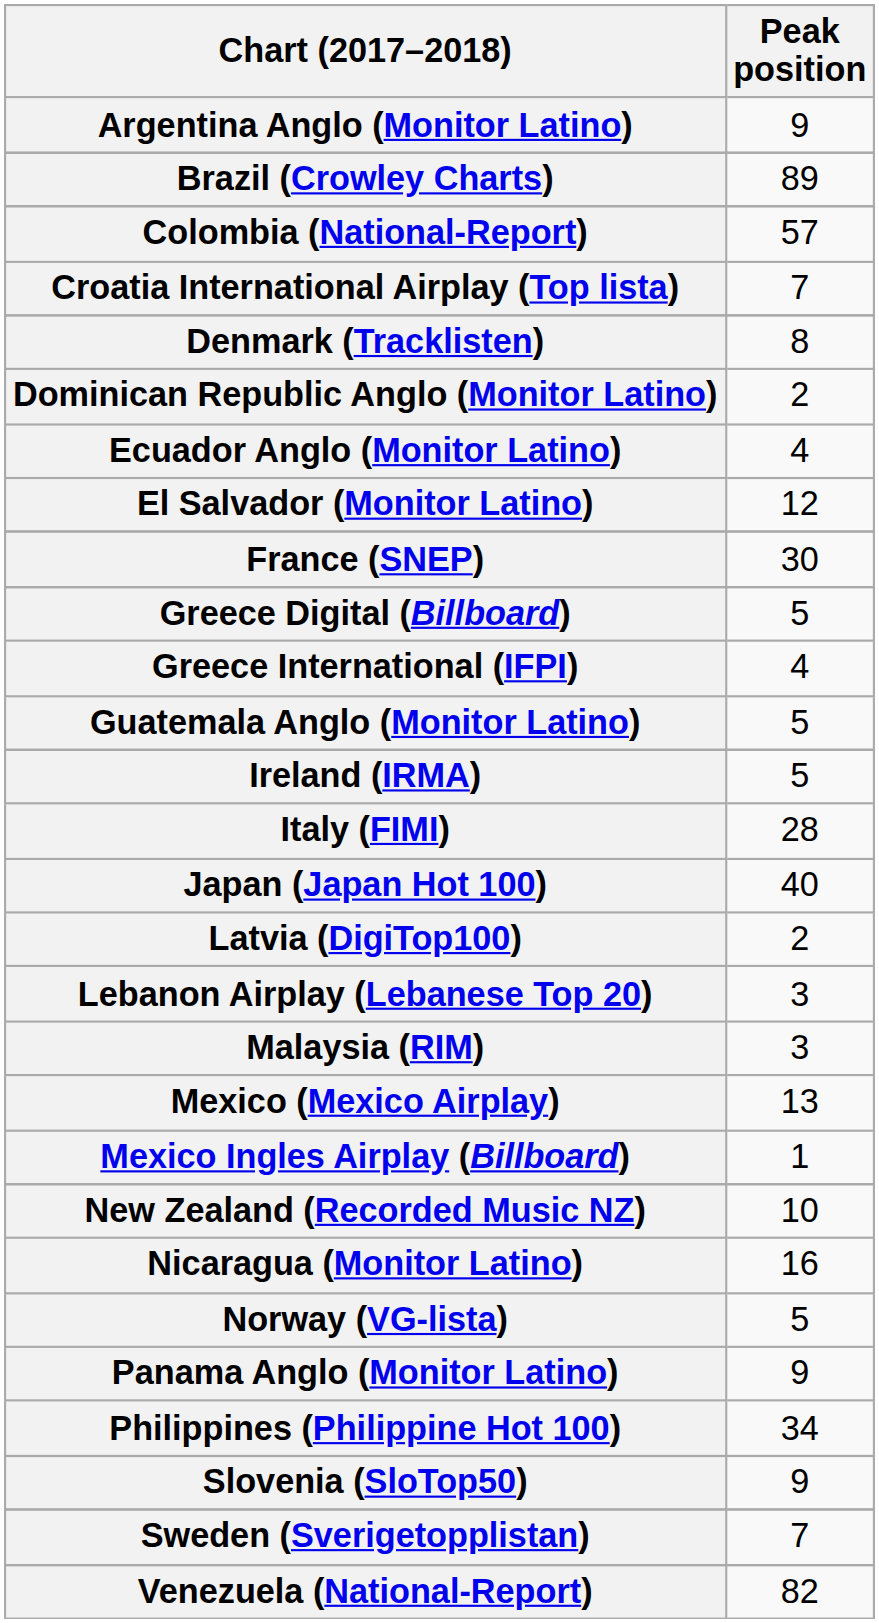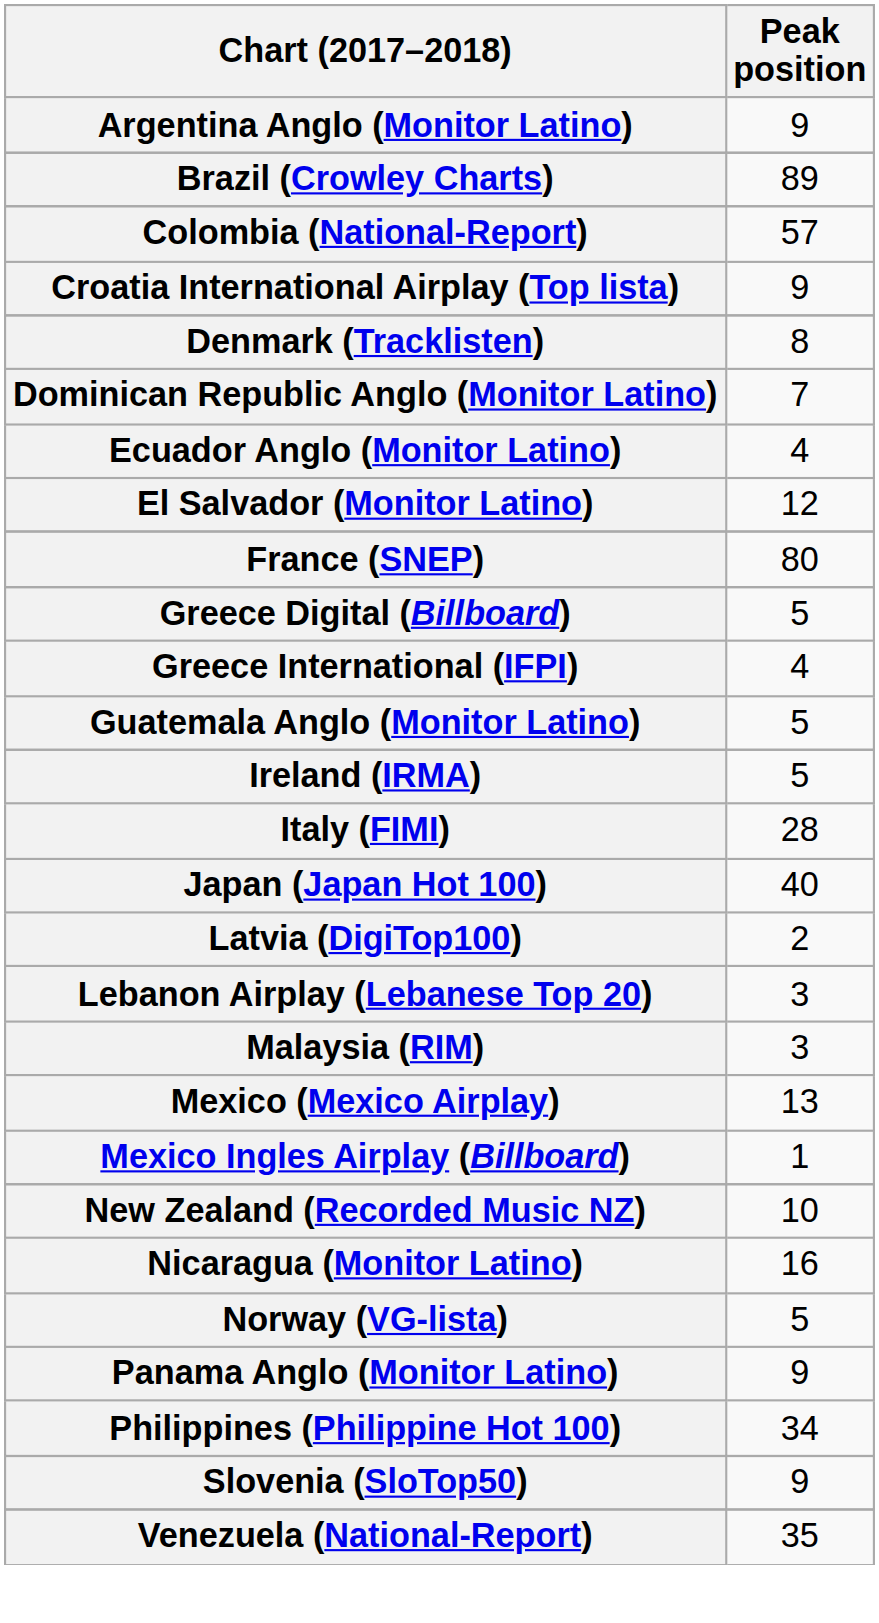(800, 287) 7 -> (800, 287) 9
(800, 395) 2 -> (800, 395) 7
(800, 558) 30 -> (800, 558) 80
- row: (365, 1536)
(800, 1590) 82 -> (800, 1536) 35
